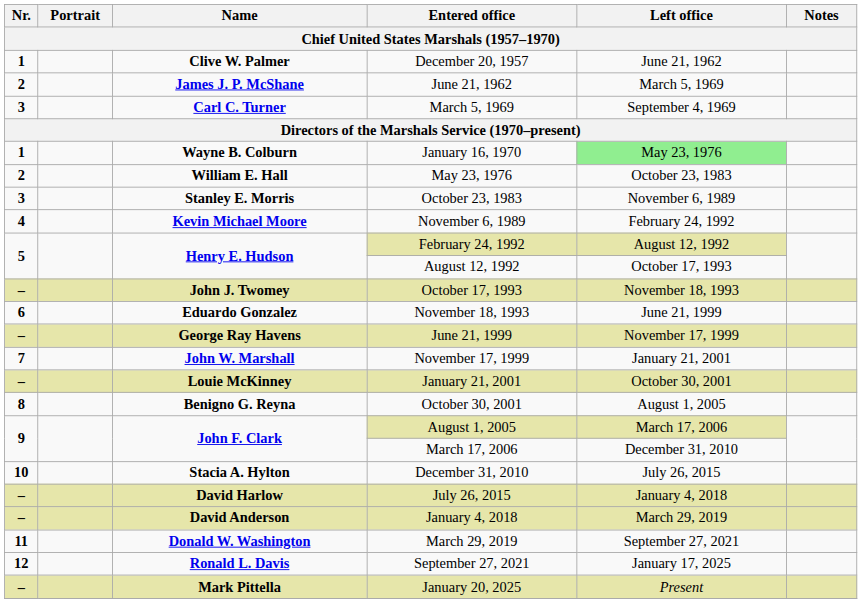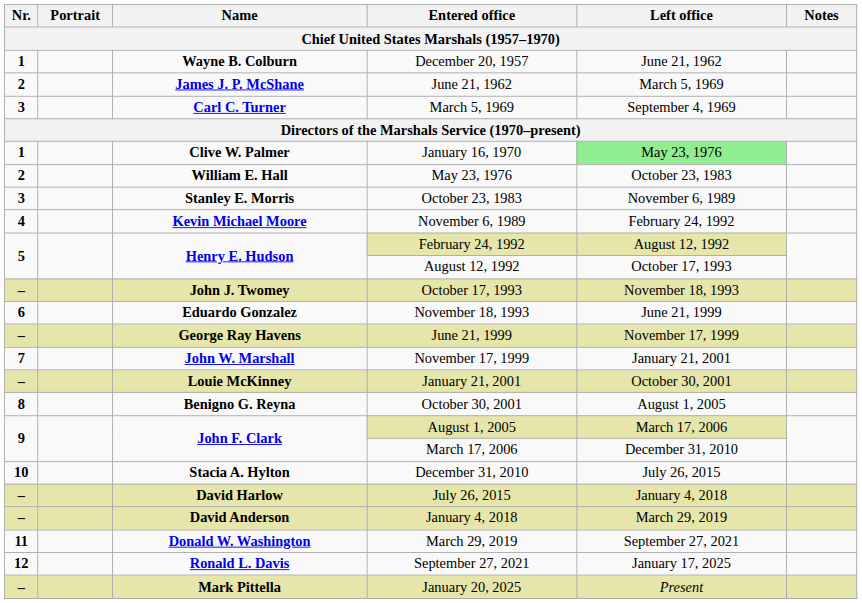(240, 61) Clive W. Palmer -> (240, 61) Wayne B. Colburn
(240, 152) Wayne B. Colburn -> (240, 152) Clive W. Palmer
